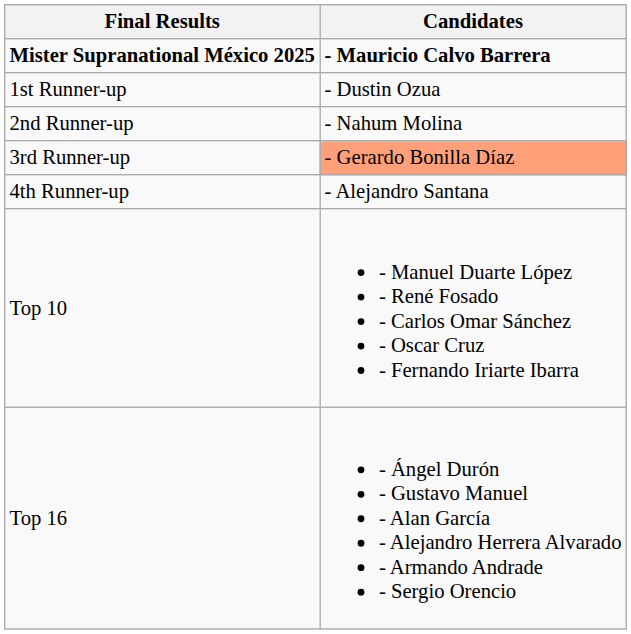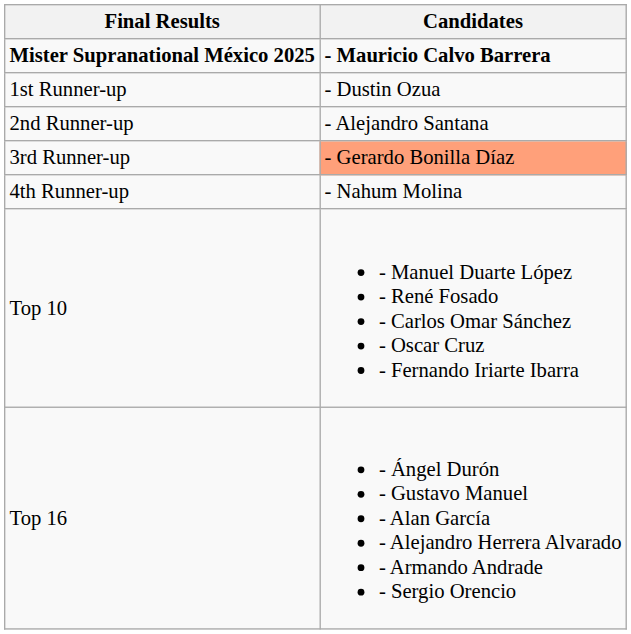(393, 123) - Nahum Molina -> (407, 123) - Alejandro Santana
(407, 192) - Alejandro Santana -> (393, 192) - Nahum Molina
